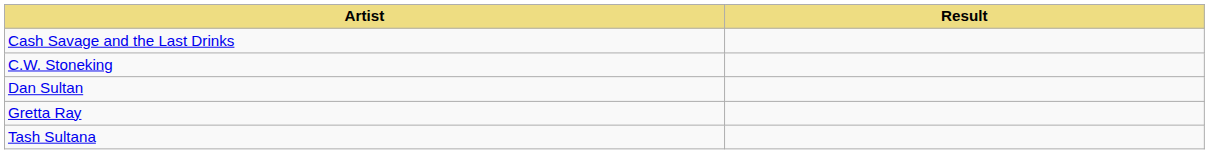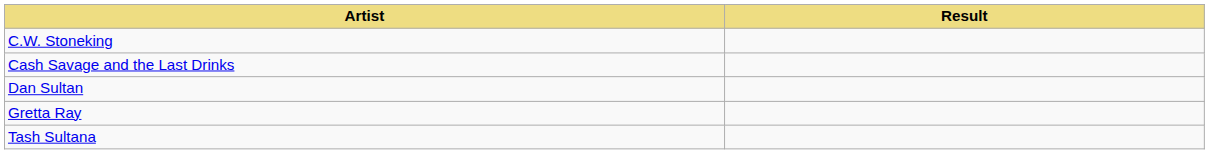rows swapped: (121, 40) <-> (60, 64)
